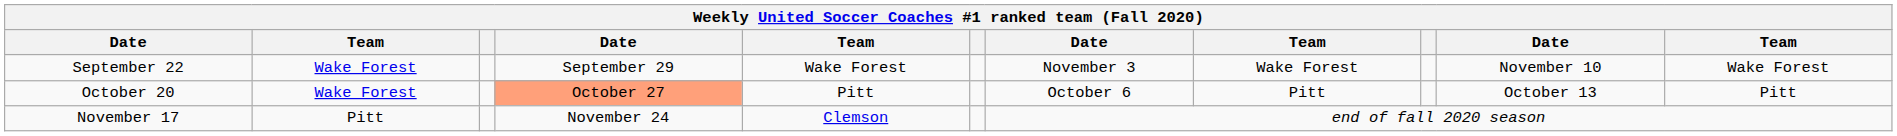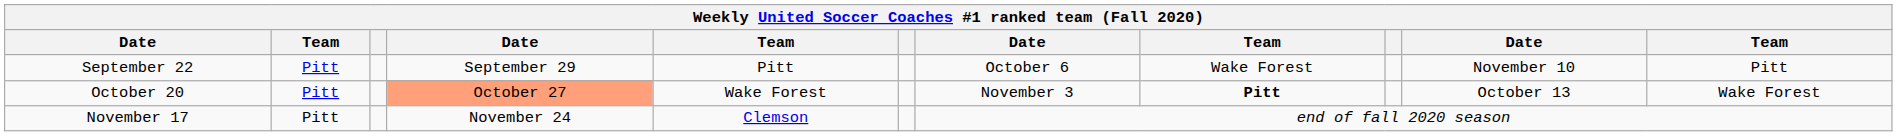(366, 68) Wake Forest -> (321, 68) Pitt
(856, 68) Wake Forest -> (776, 68) Pitt
(1089, 68) November 3 -> (1027, 68) October 6
(1778, 68) Wake Forest -> (1769, 68) Pitt
(366, 93) Wake Forest -> (321, 93) Pitt
(856, 93) Pitt -> (776, 93) Wake Forest
(1089, 93) October 6 -> (1027, 93) November 3
(1307, 93) normal -> (1262, 93) bold
(1778, 93) Pitt -> (1769, 93) Wake Forest
